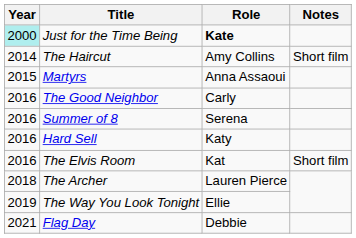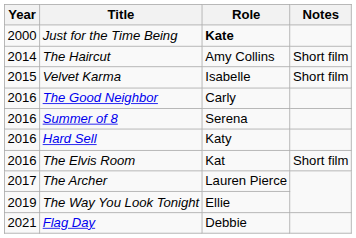(22, 35) paleturquoise background -> (22, 35) no background
+ row: (82, 77)
- row: (65, 77)
(22, 181) 2018 -> (22, 181) 2017
